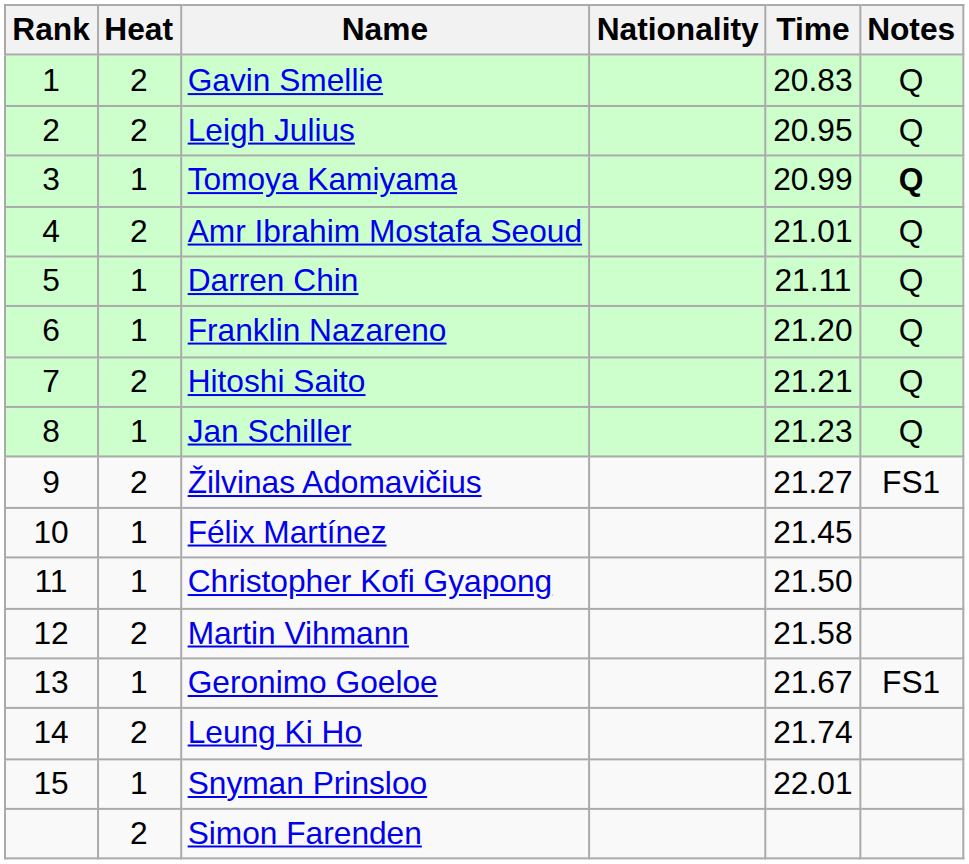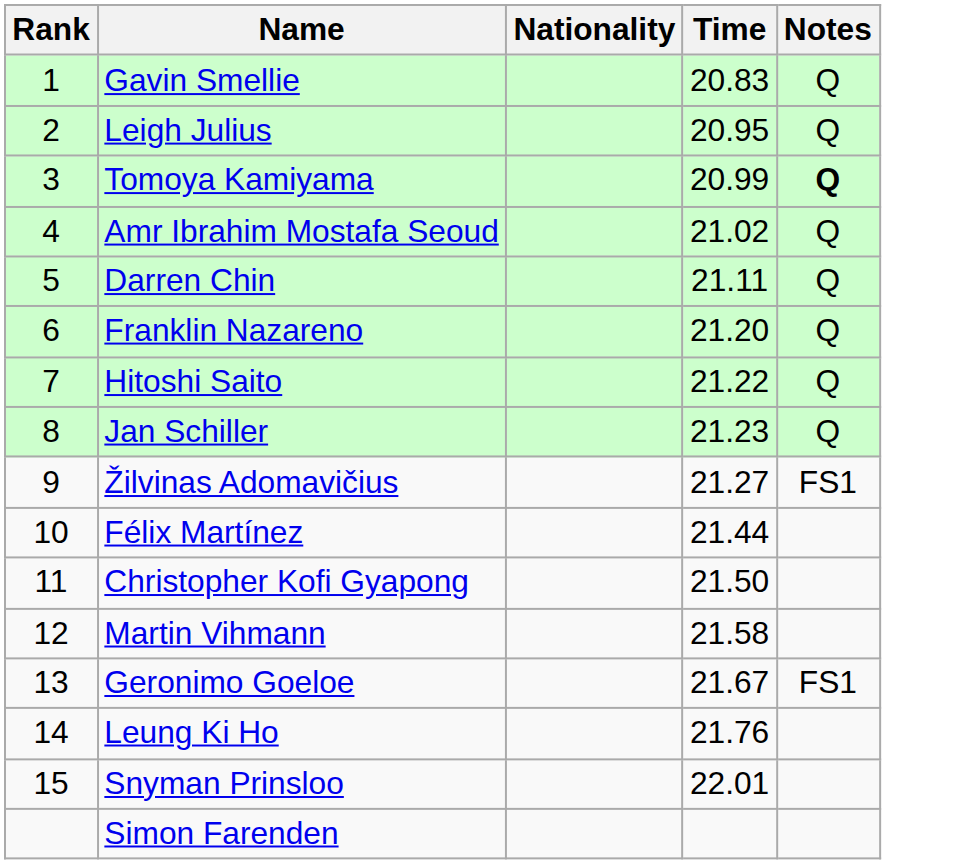- column: (139, 29)
(813, 230) 21.01 -> (730, 230) 21.02
(813, 381) 21.21 -> (730, 381) 21.22
(813, 532) 21.45 -> (730, 532) 21.44
(813, 733) 21.74 -> (730, 733) 21.76
